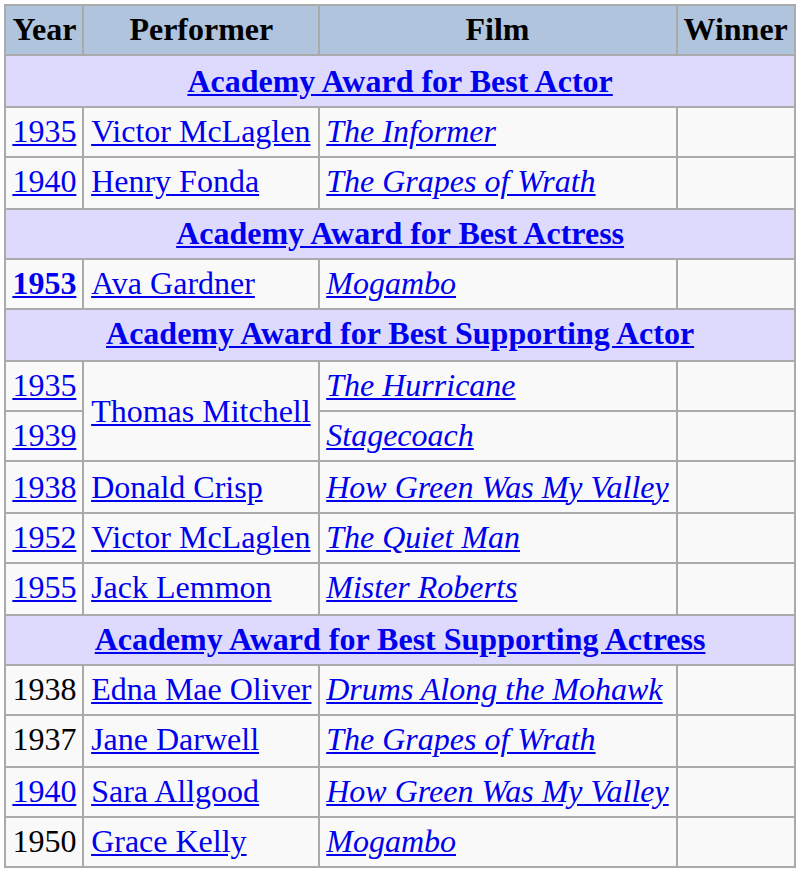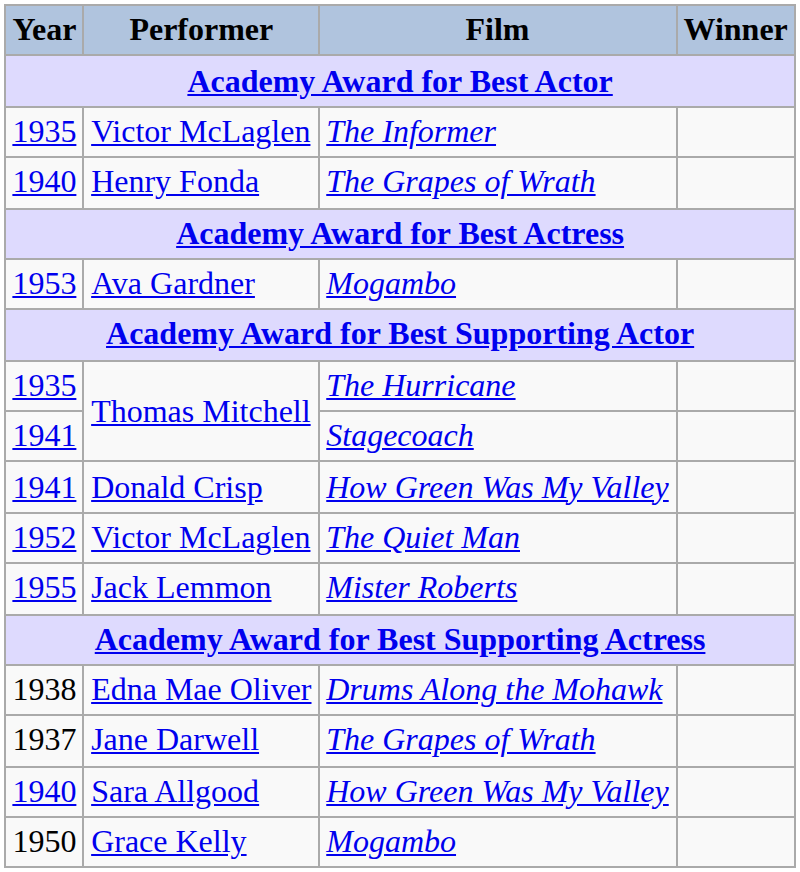(44, 283) bold -> (44, 283) normal
(44, 435) 1939 -> (44, 435) 1941
(44, 486) 1938 -> (44, 486) 1941
